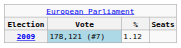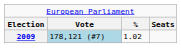(133, 36) 1.12 -> (133, 36) 1.02
